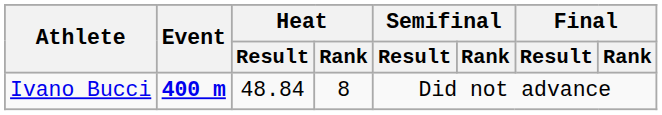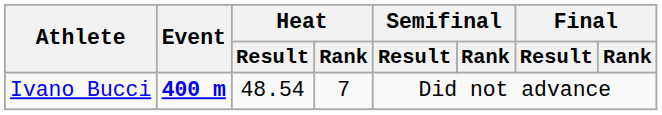(273, 90) 48.84 -> (273, 90) 48.54
(344, 90) 8 -> (344, 90) 7
